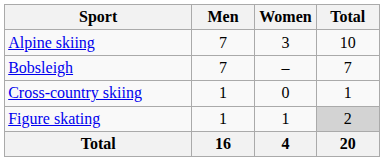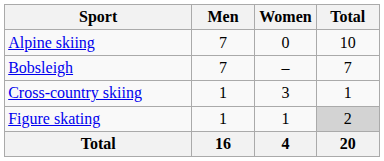(285, 42) 3 -> (285, 42) 0
(285, 93) 0 -> (285, 93) 3
